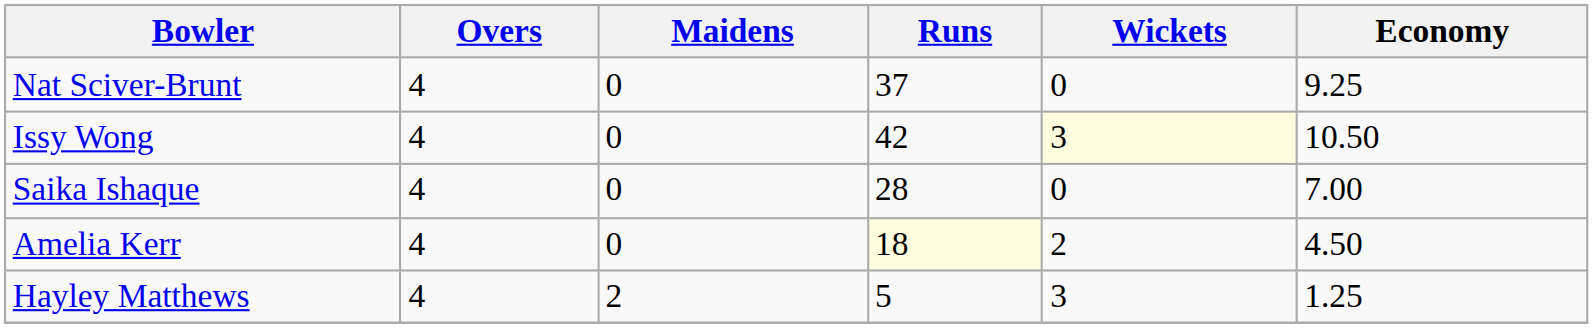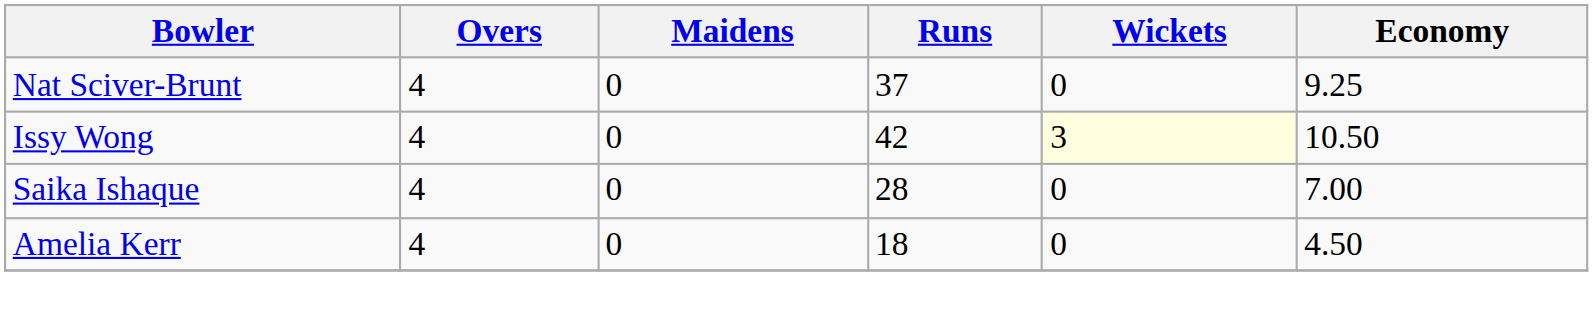(892, 243) lightyellow background -> (892, 243) no background
(1059, 243) 2 -> (1059, 243) 0
- row: (131, 296)
